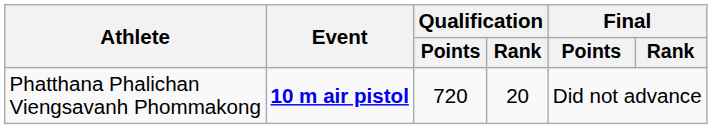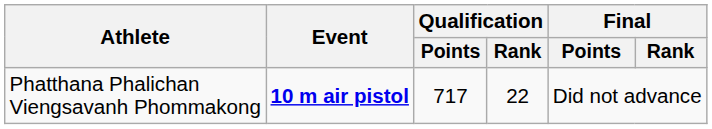(450, 96) 720 -> (450, 96) 717
(518, 96) 20 -> (518, 96) 22
